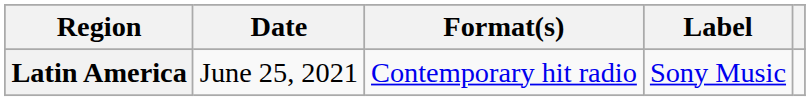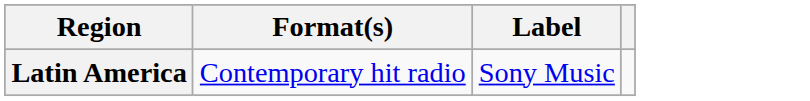- column: (279, 26)
